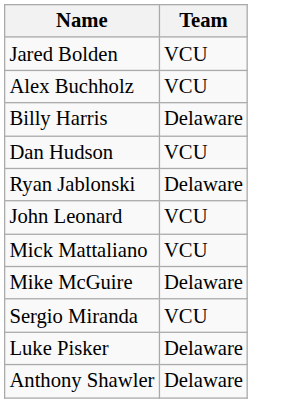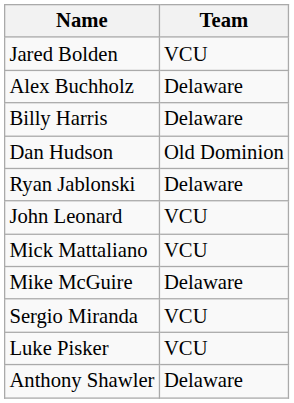(186, 86) VCU -> (203, 86) Delaware
(186, 151) VCU -> (224, 151) Old Dominion
(203, 348) Delaware -> (186, 348) VCU
